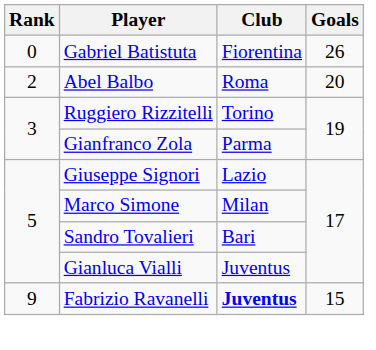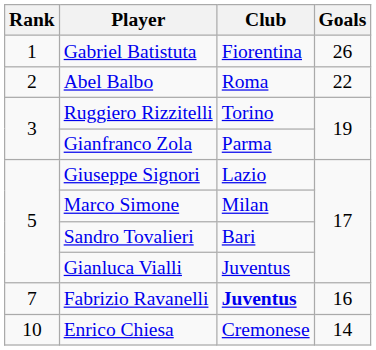(32, 50) 0 -> (32, 50) 1
(335, 81) 20 -> (342, 81) 22
(32, 298) 9 -> (32, 298) 7
(335, 298) 15 -> (342, 298) 16
+ row: (119, 329)
